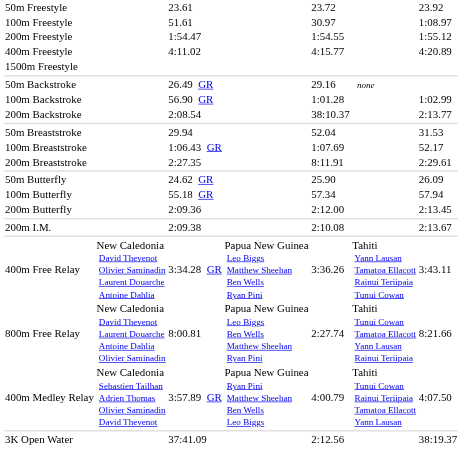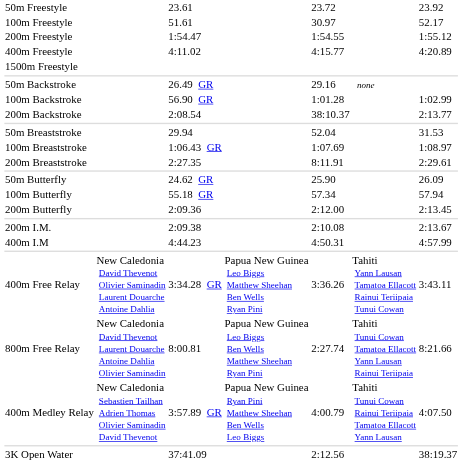(435, 22) 1:08.97 -> (431, 22) 52.17
(431, 147) 52.17 -> (435, 147) 1:08.97
+ row: (27, 242)
